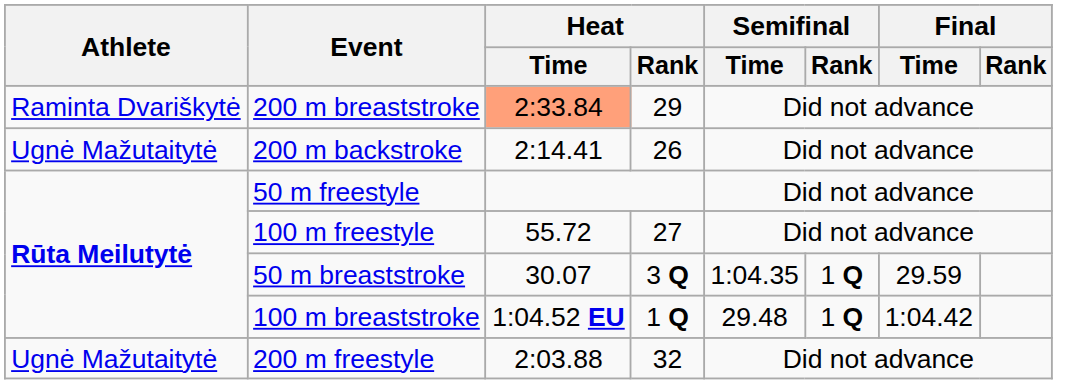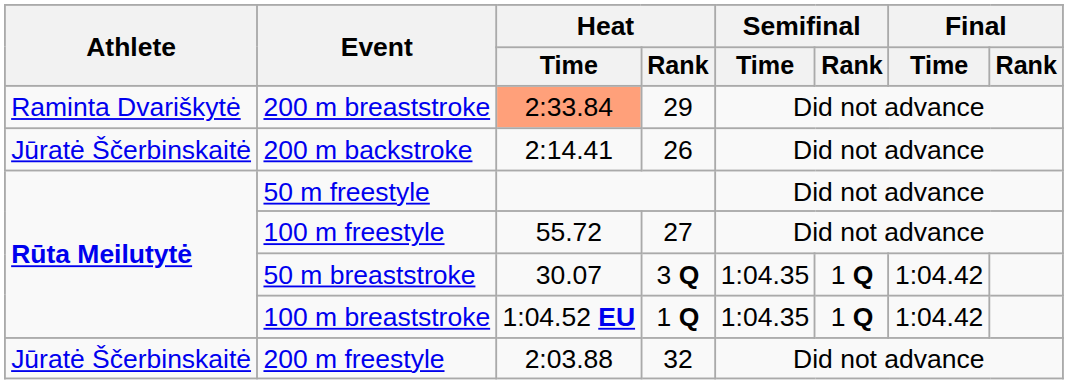(114, 149) Ugnė Mažutaitytė -> (131, 149) Jūratė Ščerbinskaitė
(929, 275) 29.59 -> (939, 275) 1:04.42
(755, 317) 29.48 -> (765, 317) 1:04.35
(114, 359) Ugnė Mažutaitytė -> (131, 359) Jūratė Ščerbinskaitė
